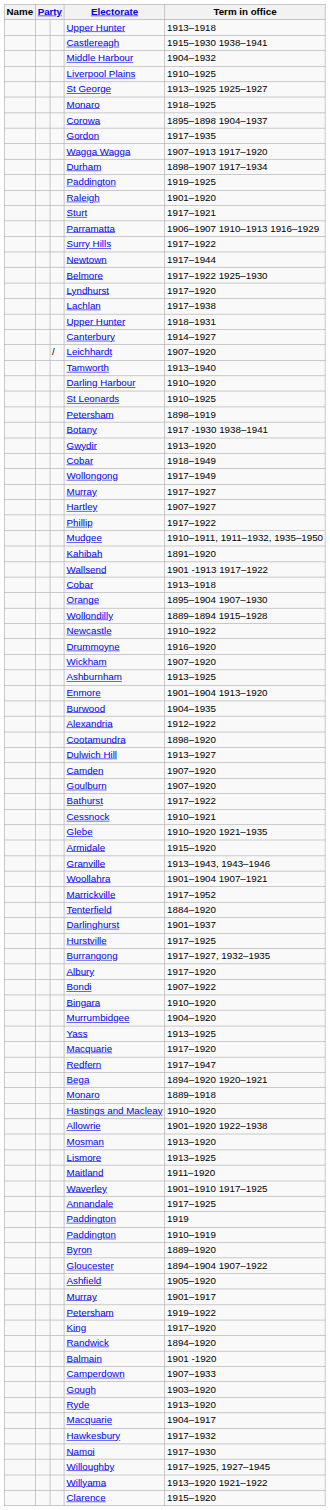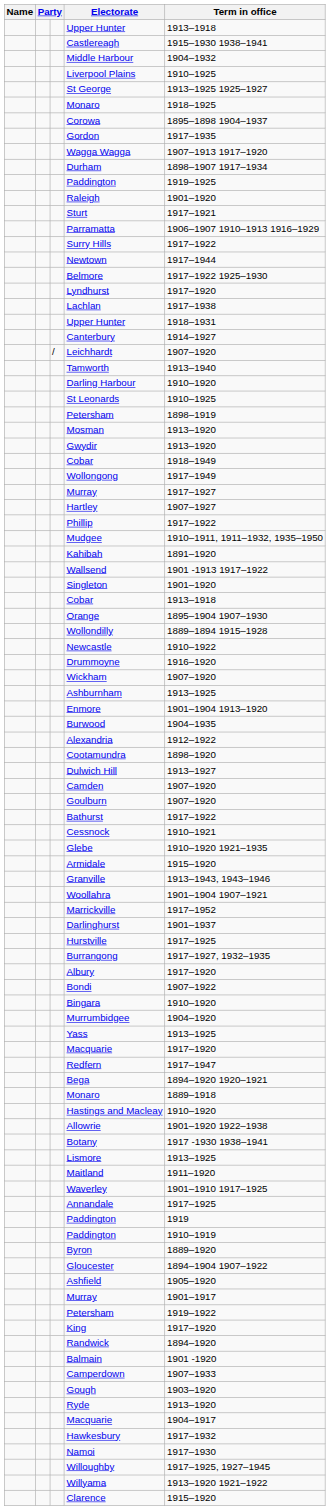rows swapped: (57, 1142) <-> (57, 430)
+ row: (57, 585)
- row: (57, 910)
